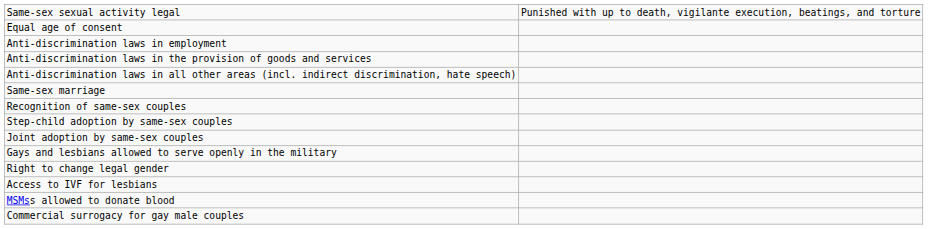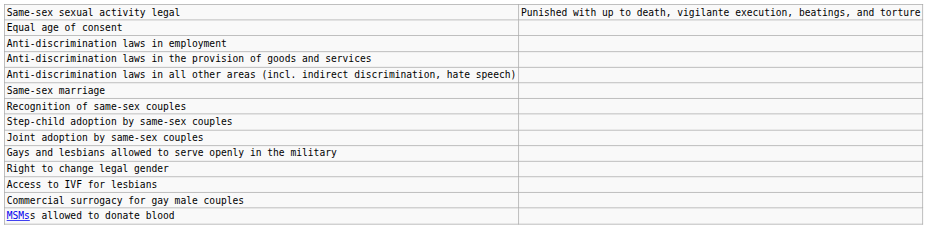rows swapped: (125, 216) <-> (91, 200)
